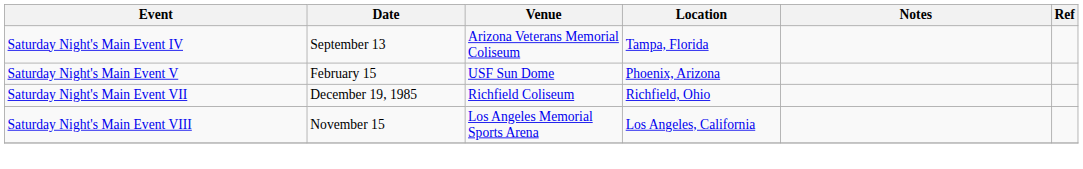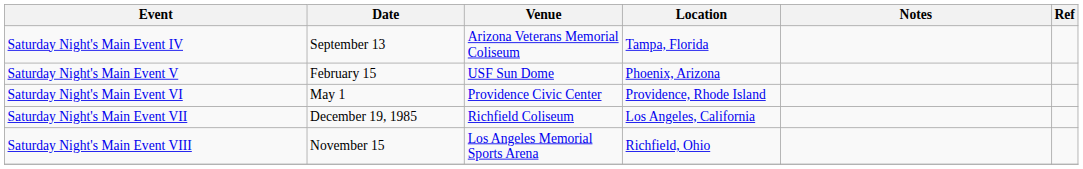+ row: (95, 95)
(668, 95) Richfield, Ohio -> (690, 116) Los Angeles, California
(690, 124) Los Angeles, California -> (668, 146) Richfield, Ohio
